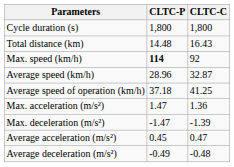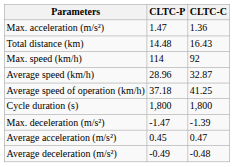rows swapped: (42, 28) <-> (55, 106)
(156, 59) bold -> (157, 59) normal
